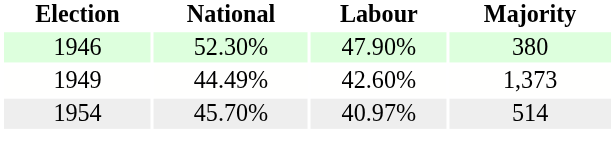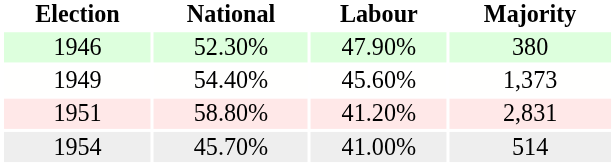(231, 80) 44.49% -> (231, 80) 54.40%
(379, 80) 42.60% -> (379, 80) 45.60%
+ row: (78, 113)
(379, 113) 40.97% -> (379, 146) 41.00%
